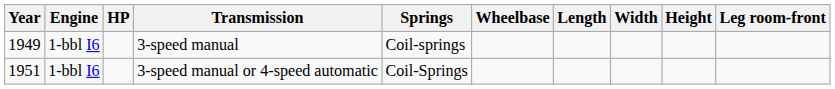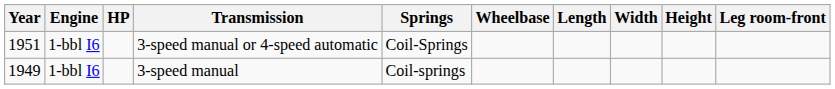rows swapped: (188, 44) <-> (258, 71)
